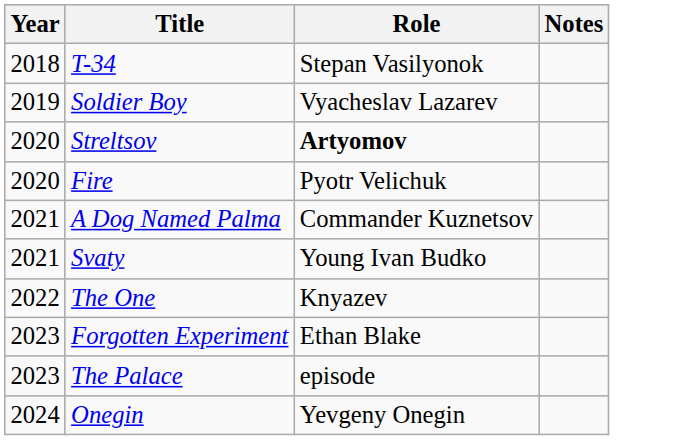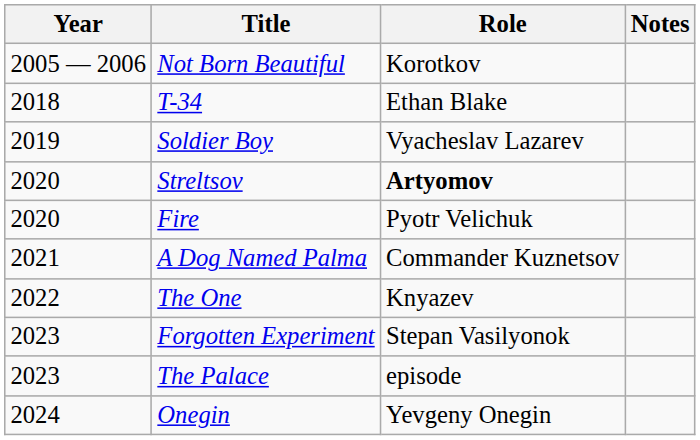+ row: (251, 63)
(392, 63) Stepan Vasilyonok -> (447, 102) Ethan Blake
- row: (98, 258)
(360, 336) Ethan Blake -> (478, 336) Stepan Vasilyonok
